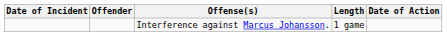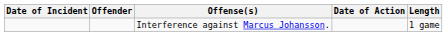columns swapped: (404, 11) <-> (349, 11)
